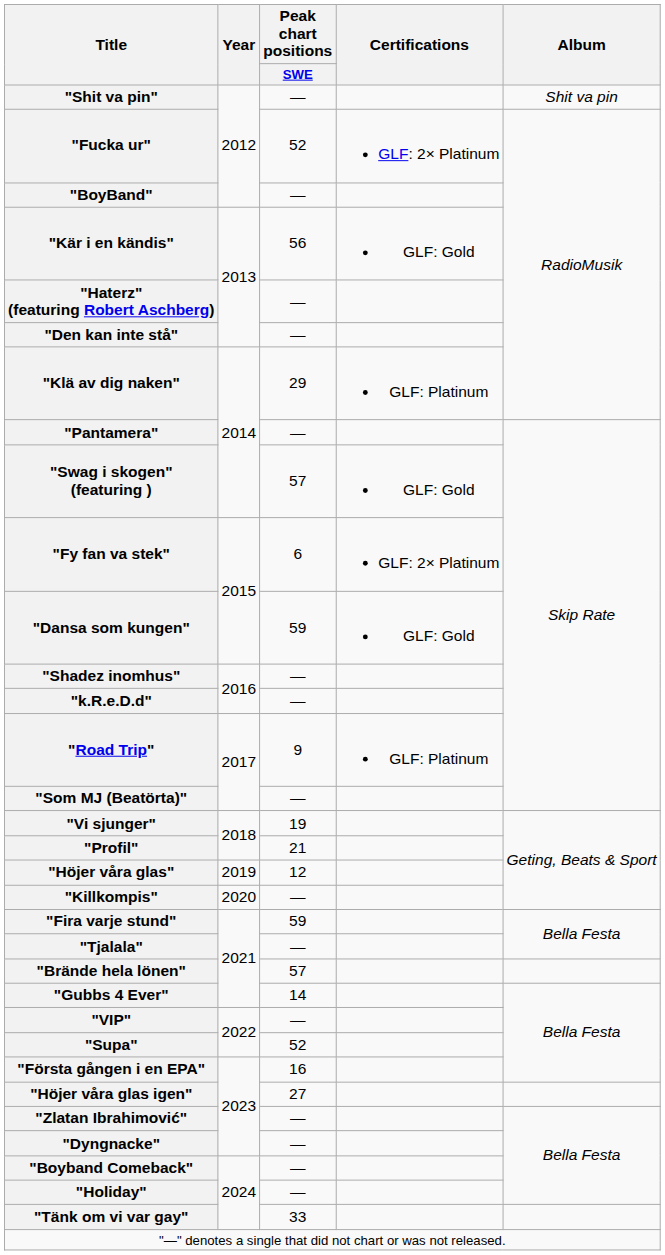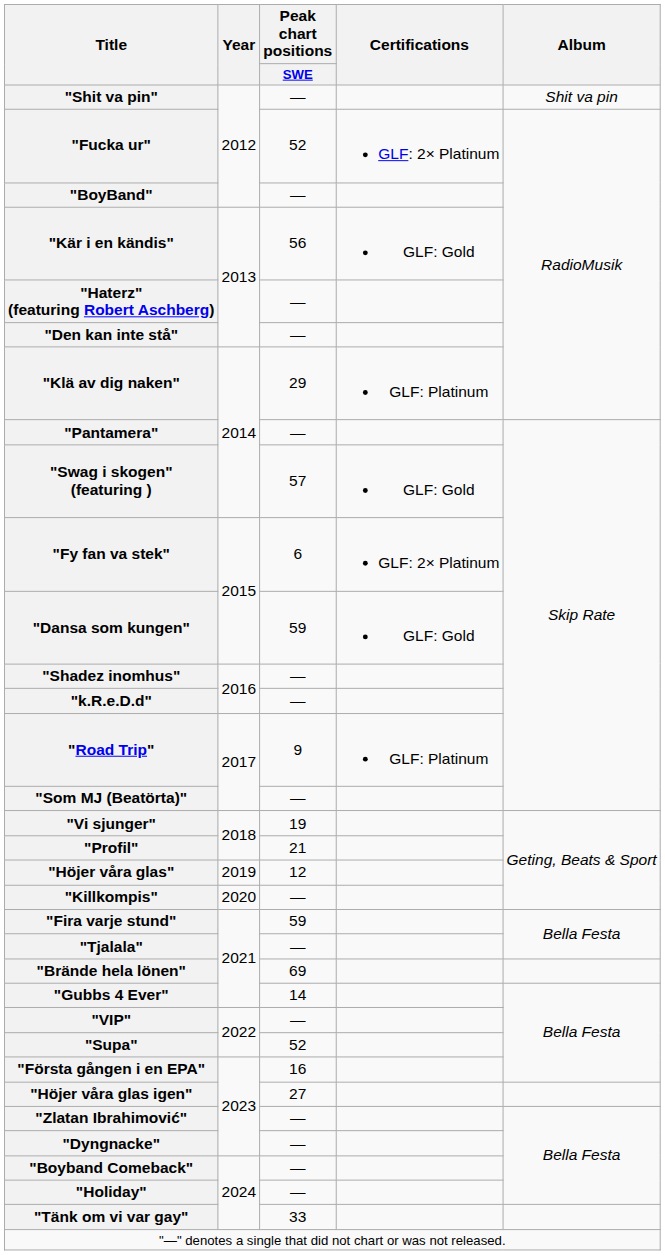(298, 970) 57 -> (298, 970) 69
